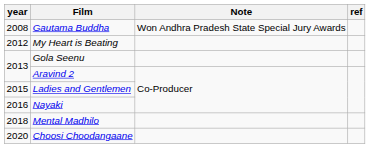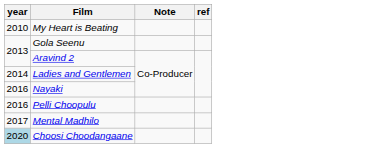- row: (71, 27)
(17, 43) 2012 -> (17, 27) 2010
(17, 89) 2015 -> (17, 74) 2014
+ row: (64, 105)
(17, 120) 2018 -> (17, 120) 2017
(17, 136) no background -> (17, 136) lightblue background
